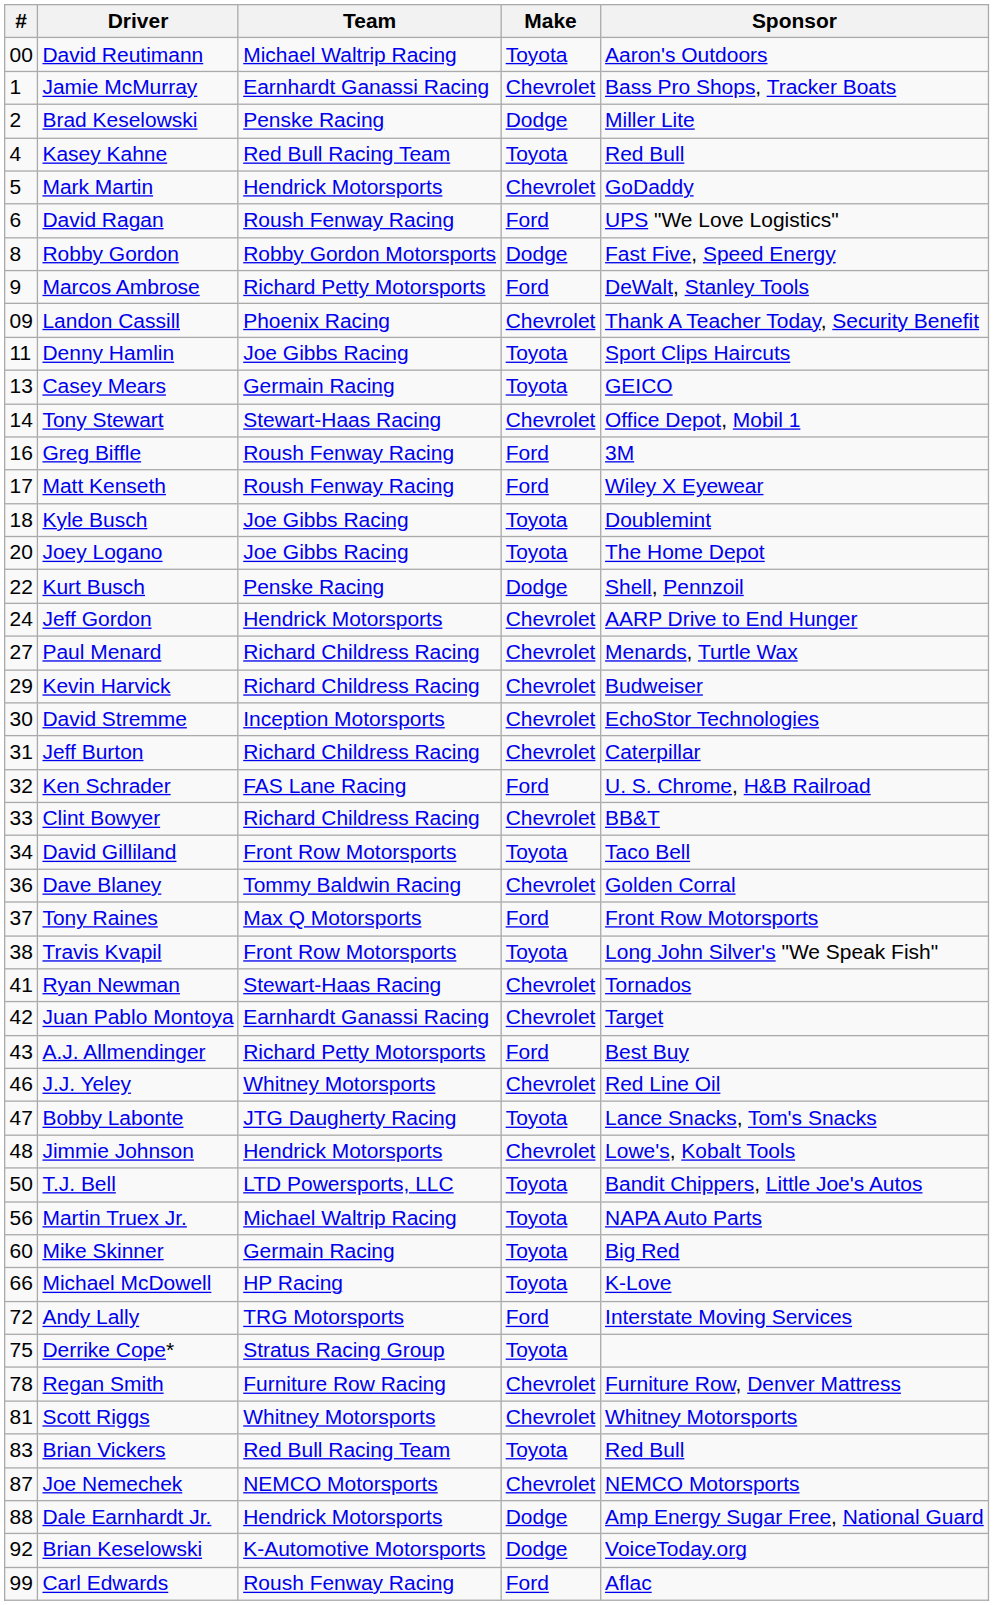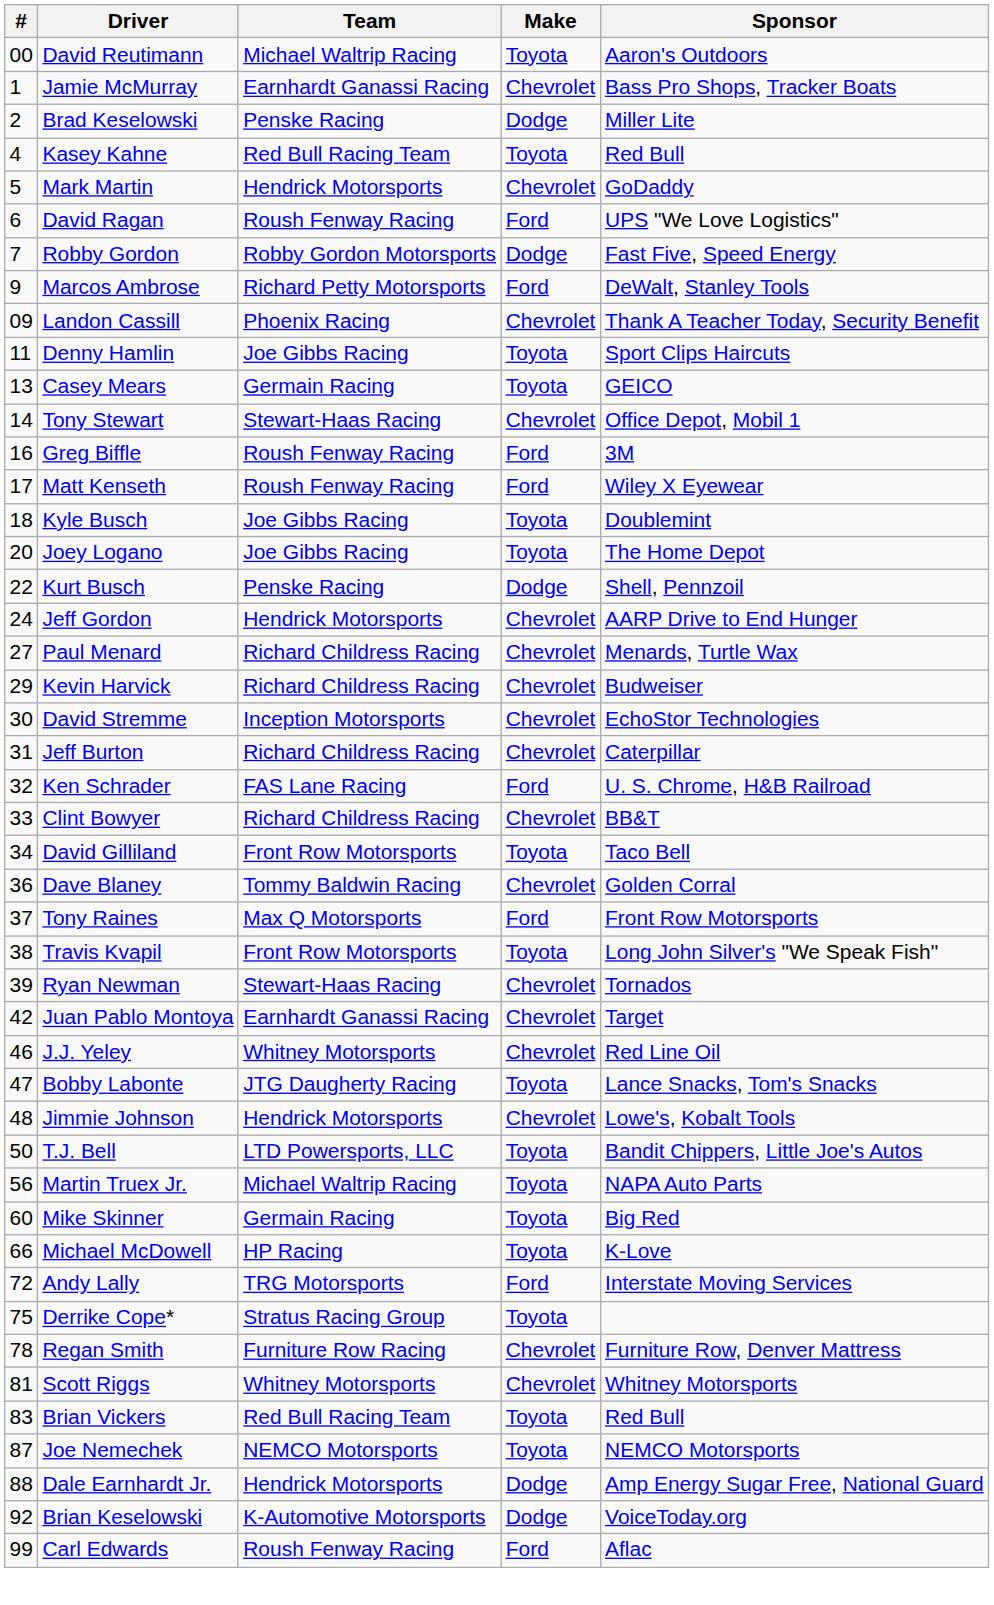(15, 253) 8 -> (15, 253) 7
(21, 985) 41 -> (21, 985) 39
- row: (124, 1051)
(551, 1483) Chevrolet -> (537, 1450) Toyota
